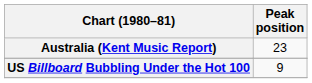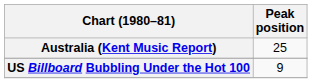(280, 48) 23 -> (280, 48) 25
